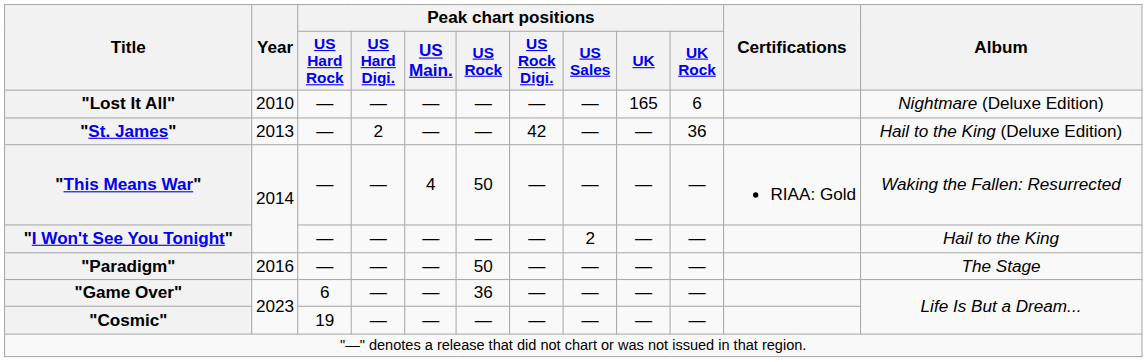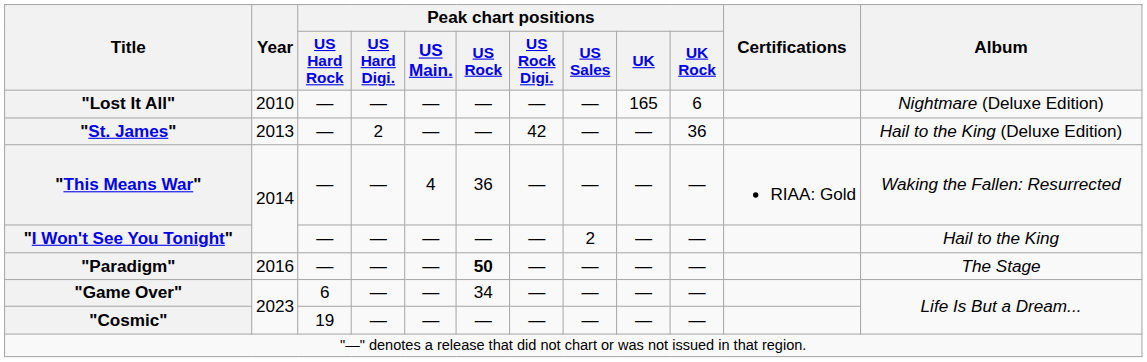(483, 184) 50 -> (483, 184) 36
(483, 265) normal -> (483, 265) bold
(483, 293) 36 -> (483, 293) 34
